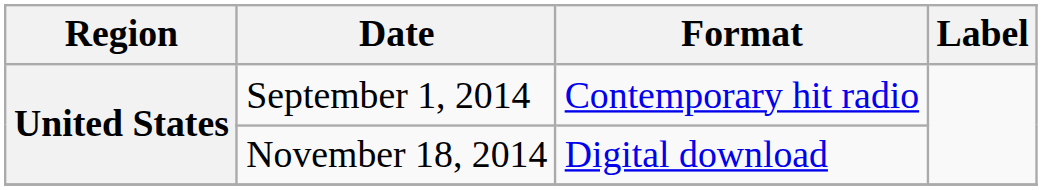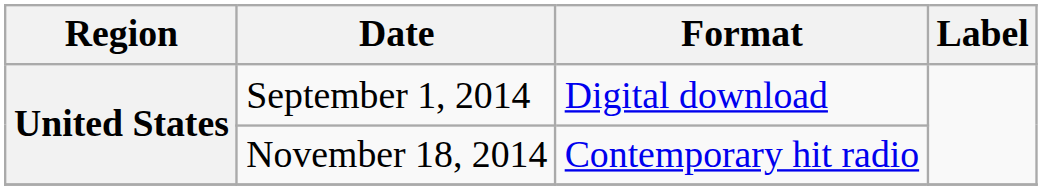(742, 94) Contemporary hit radio -> (696, 94) Digital download
(696, 154) Digital download -> (742, 154) Contemporary hit radio
